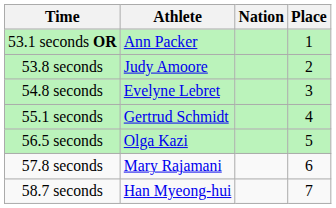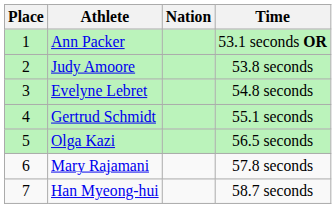columns swapped: (309, 16) <-> (62, 16)
